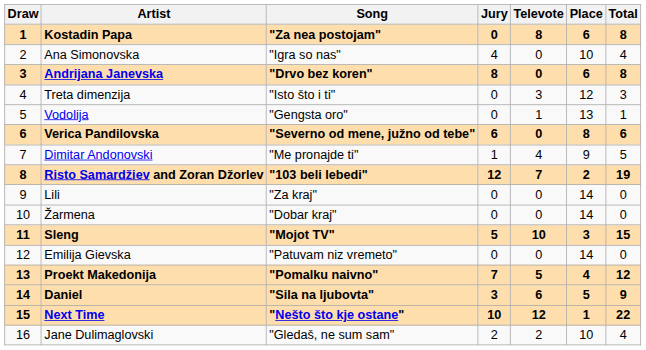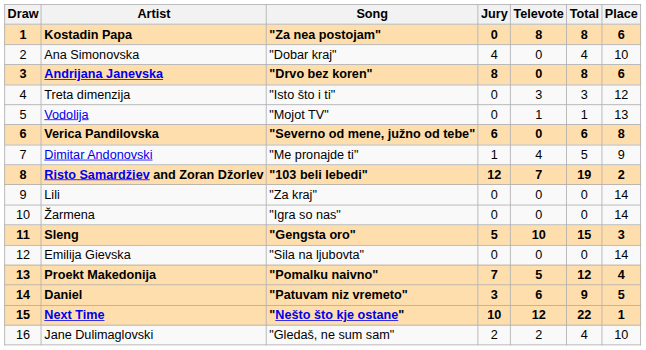columns swapped: (623, 14) <-> (586, 14)
(305, 54) "Igra so nas" -> (303, 54) "Dobar kraj"
(309, 114) "Gengsta oro" -> (299, 114) "Mojot TV"
(303, 214) "Dobar kraj" -> (305, 214) "Igra so nas"
(302, 235) "Mojot TV" -> (313, 235) "Gengsta oro"
(333, 255) "Patuvam niz vremeto" -> (317, 255) "Sila na ljubovta"
(322, 295) "Sila na ljubovta" -> (339, 295) "Patuvam niz vremeto"
